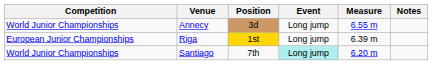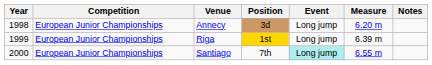+ column: (19, 12)
(62, 26) World Junior Championships -> (99, 26) European Junior Championships
(364, 26) 6.55 m -> (369, 26) 6.20 m
(62, 53) World Junior Championships -> (99, 53) European Junior Championships
(364, 53) 6.20 m -> (369, 53) 6.55 m
